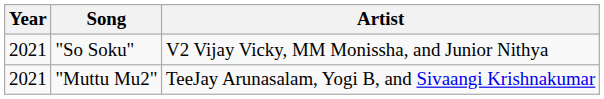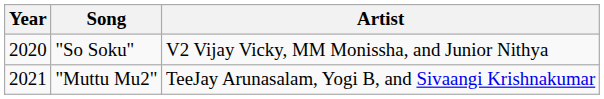(28, 49) 2021 -> (28, 49) 2020
